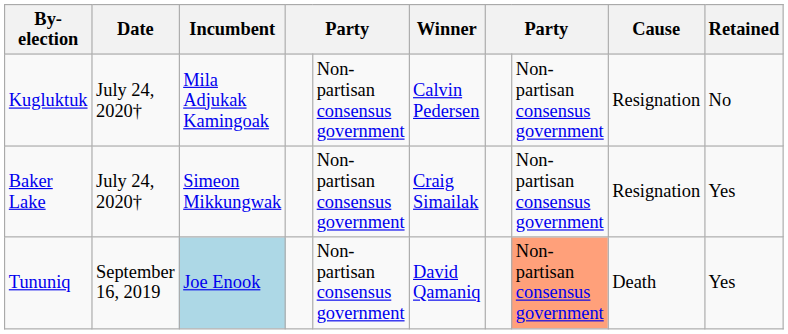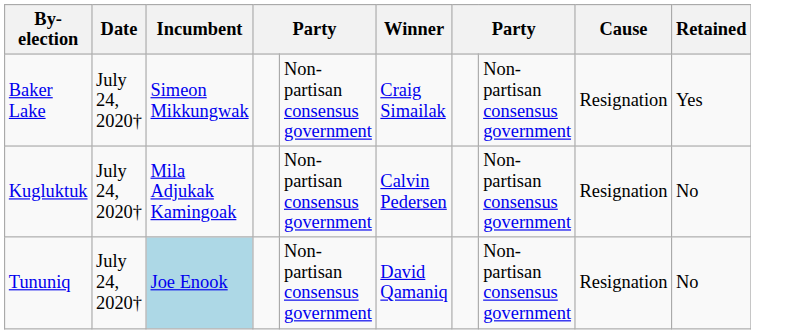rows swapped: (31, 191) <-> (48, 100)
(135, 282) September 16, 2019 -> (119, 282) July 24, 2020†
(560, 282) lightsalmon background -> (527, 282) no background
(634, 282) Death -> (623, 282) Resignation
(722, 282) Yes -> (687, 282) No
